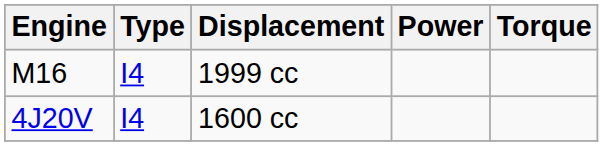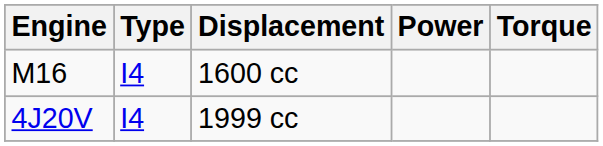(248, 72) 1999 cc -> (248, 72) 1600 cc
(248, 118) 1600 cc -> (248, 118) 1999 cc
